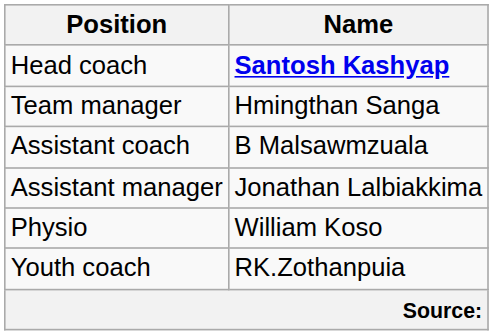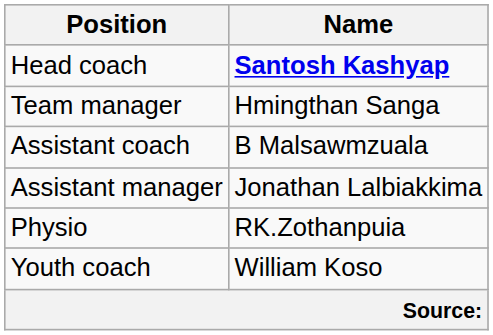(309, 227) William Koso -> (320, 227) RK.Zothanpuia
(320, 268) RK.Zothanpuia -> (309, 268) William Koso
